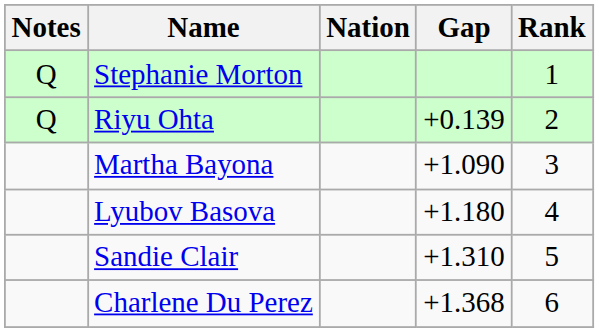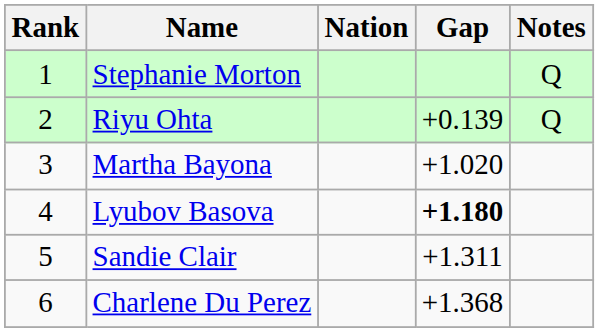columns swapped: (552, 27) <-> (46, 27)
(464, 165) +1.090 -> (462, 165) +1.020
(464, 211) normal -> (462, 211) bold
(464, 257) +1.310 -> (462, 257) +1.311
